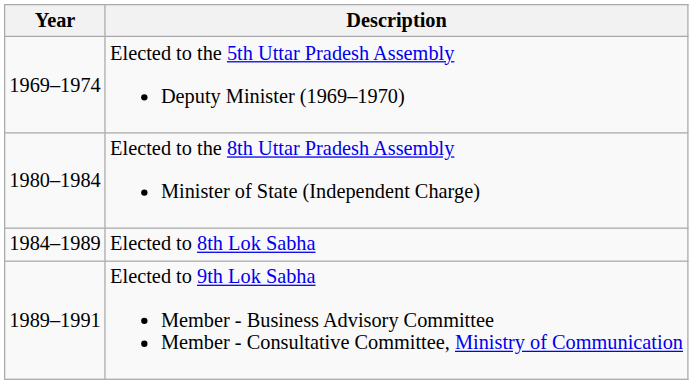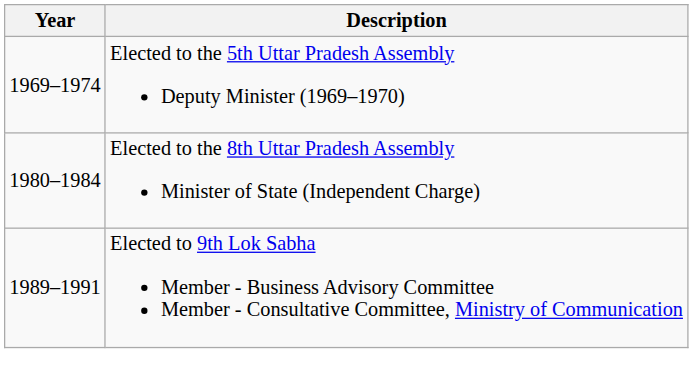- row: (213, 244)
